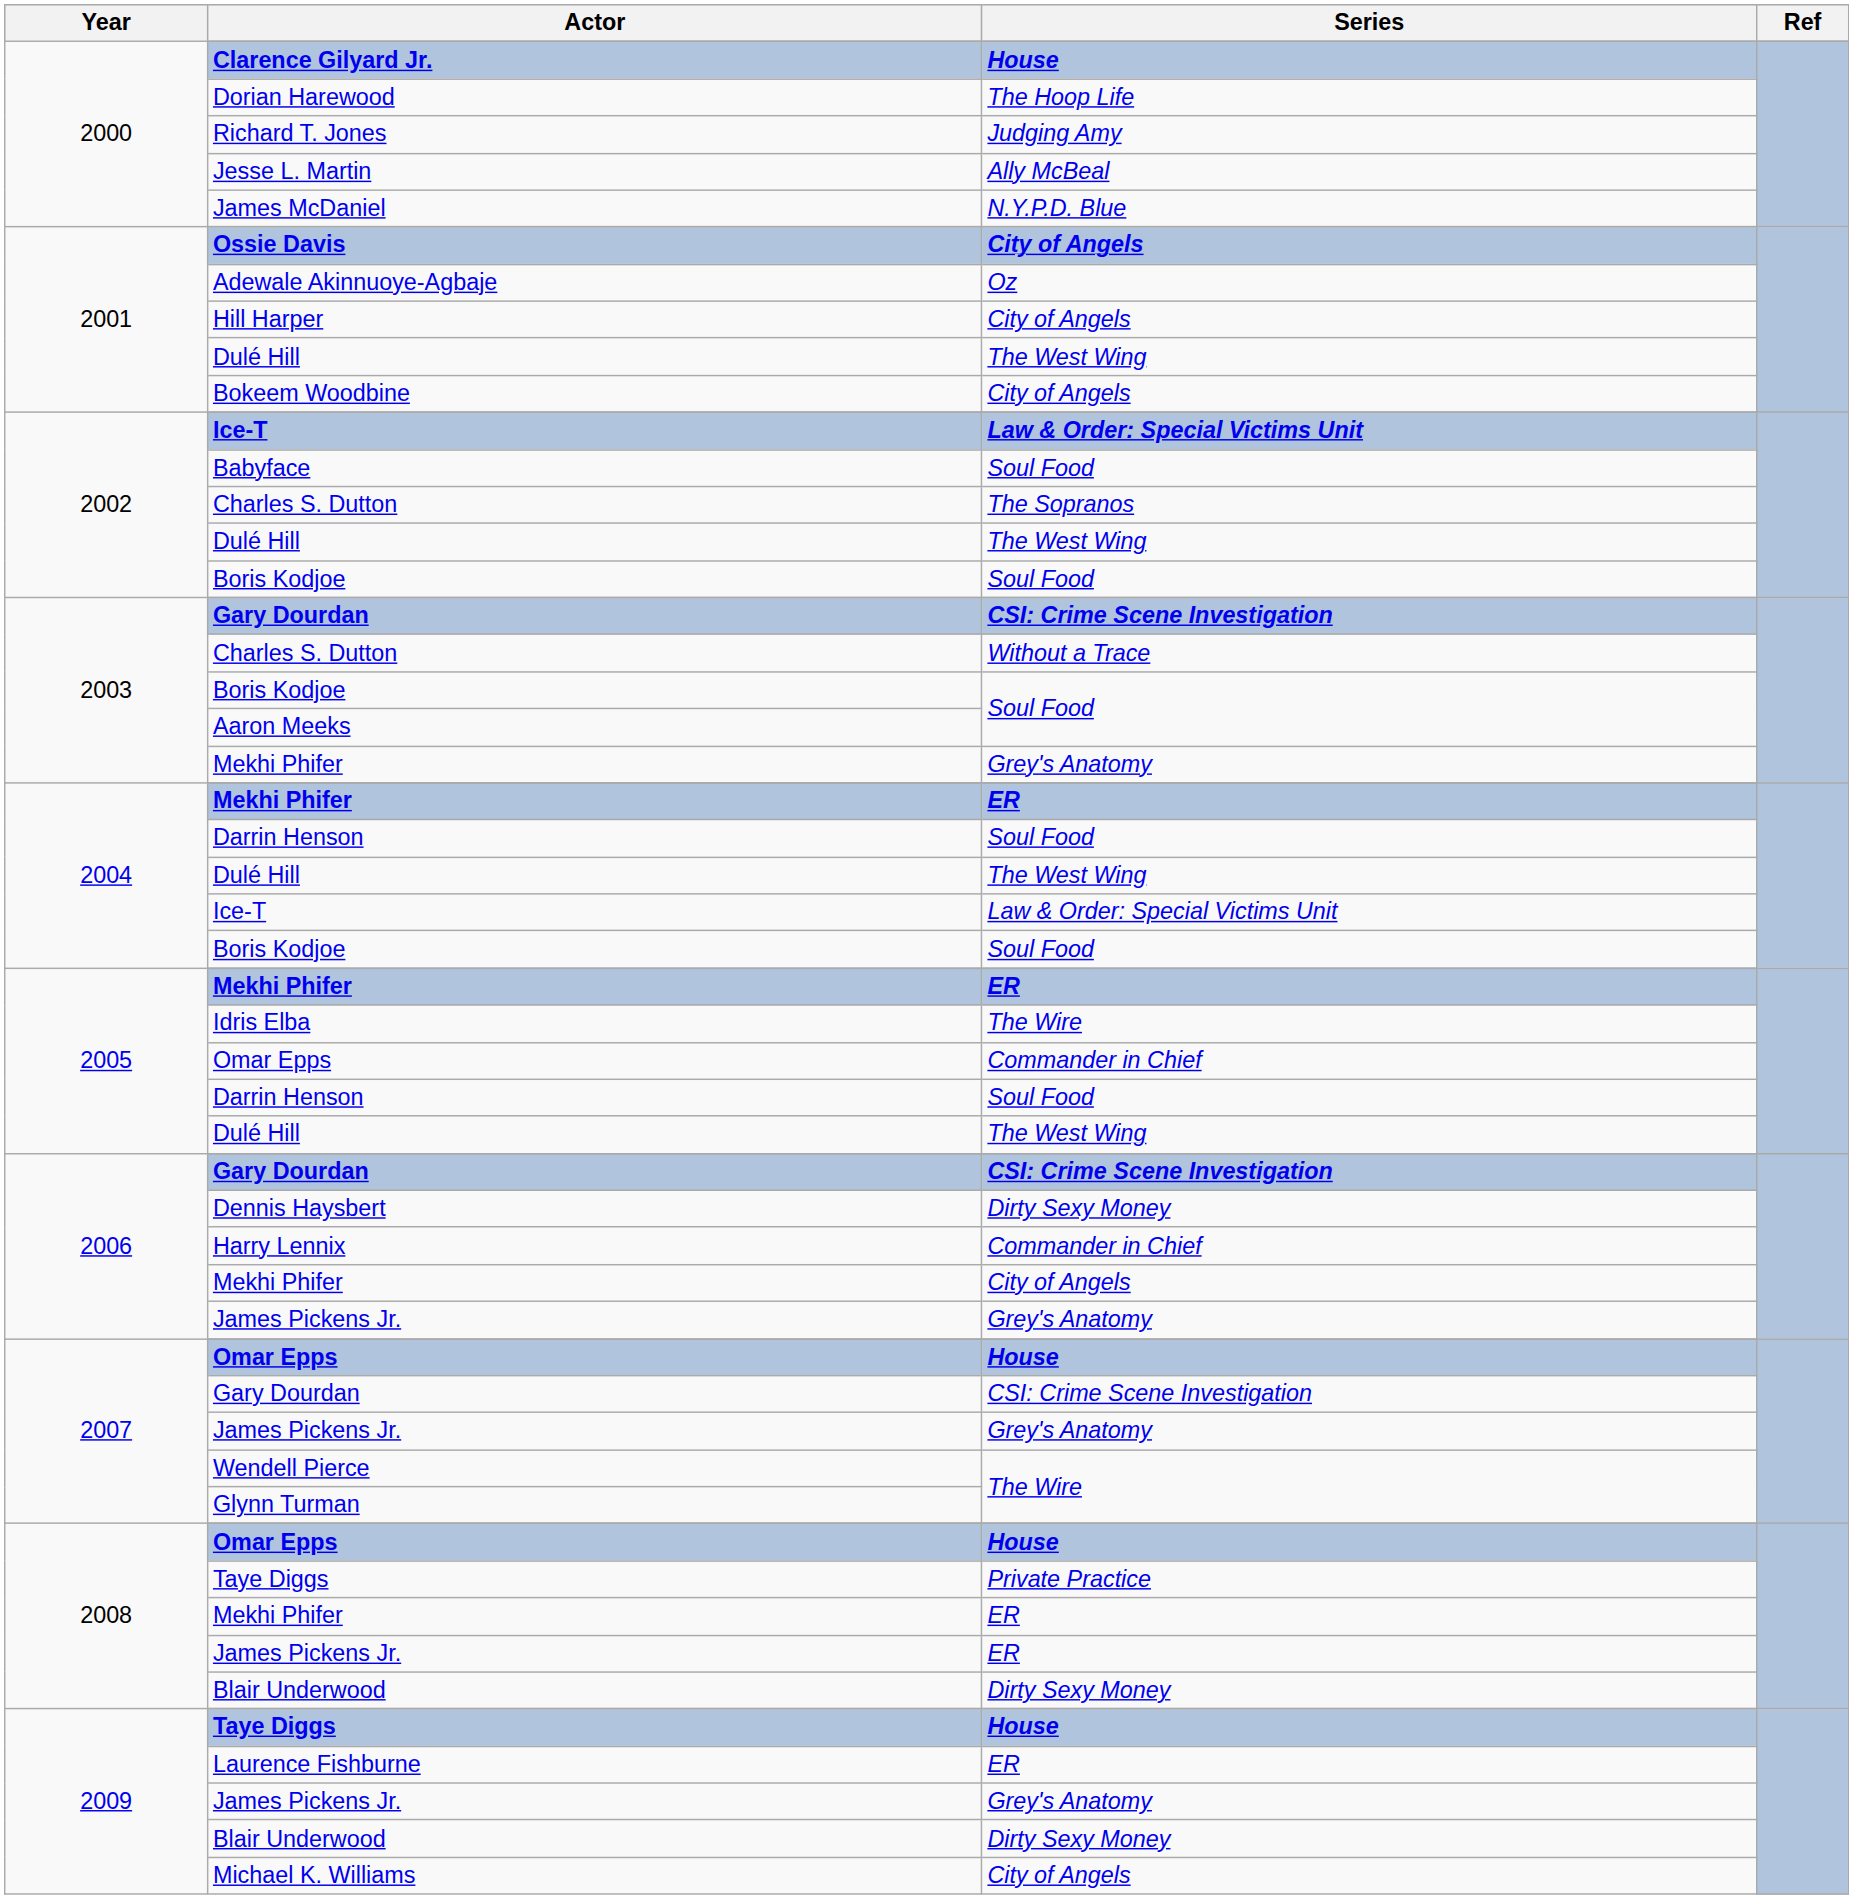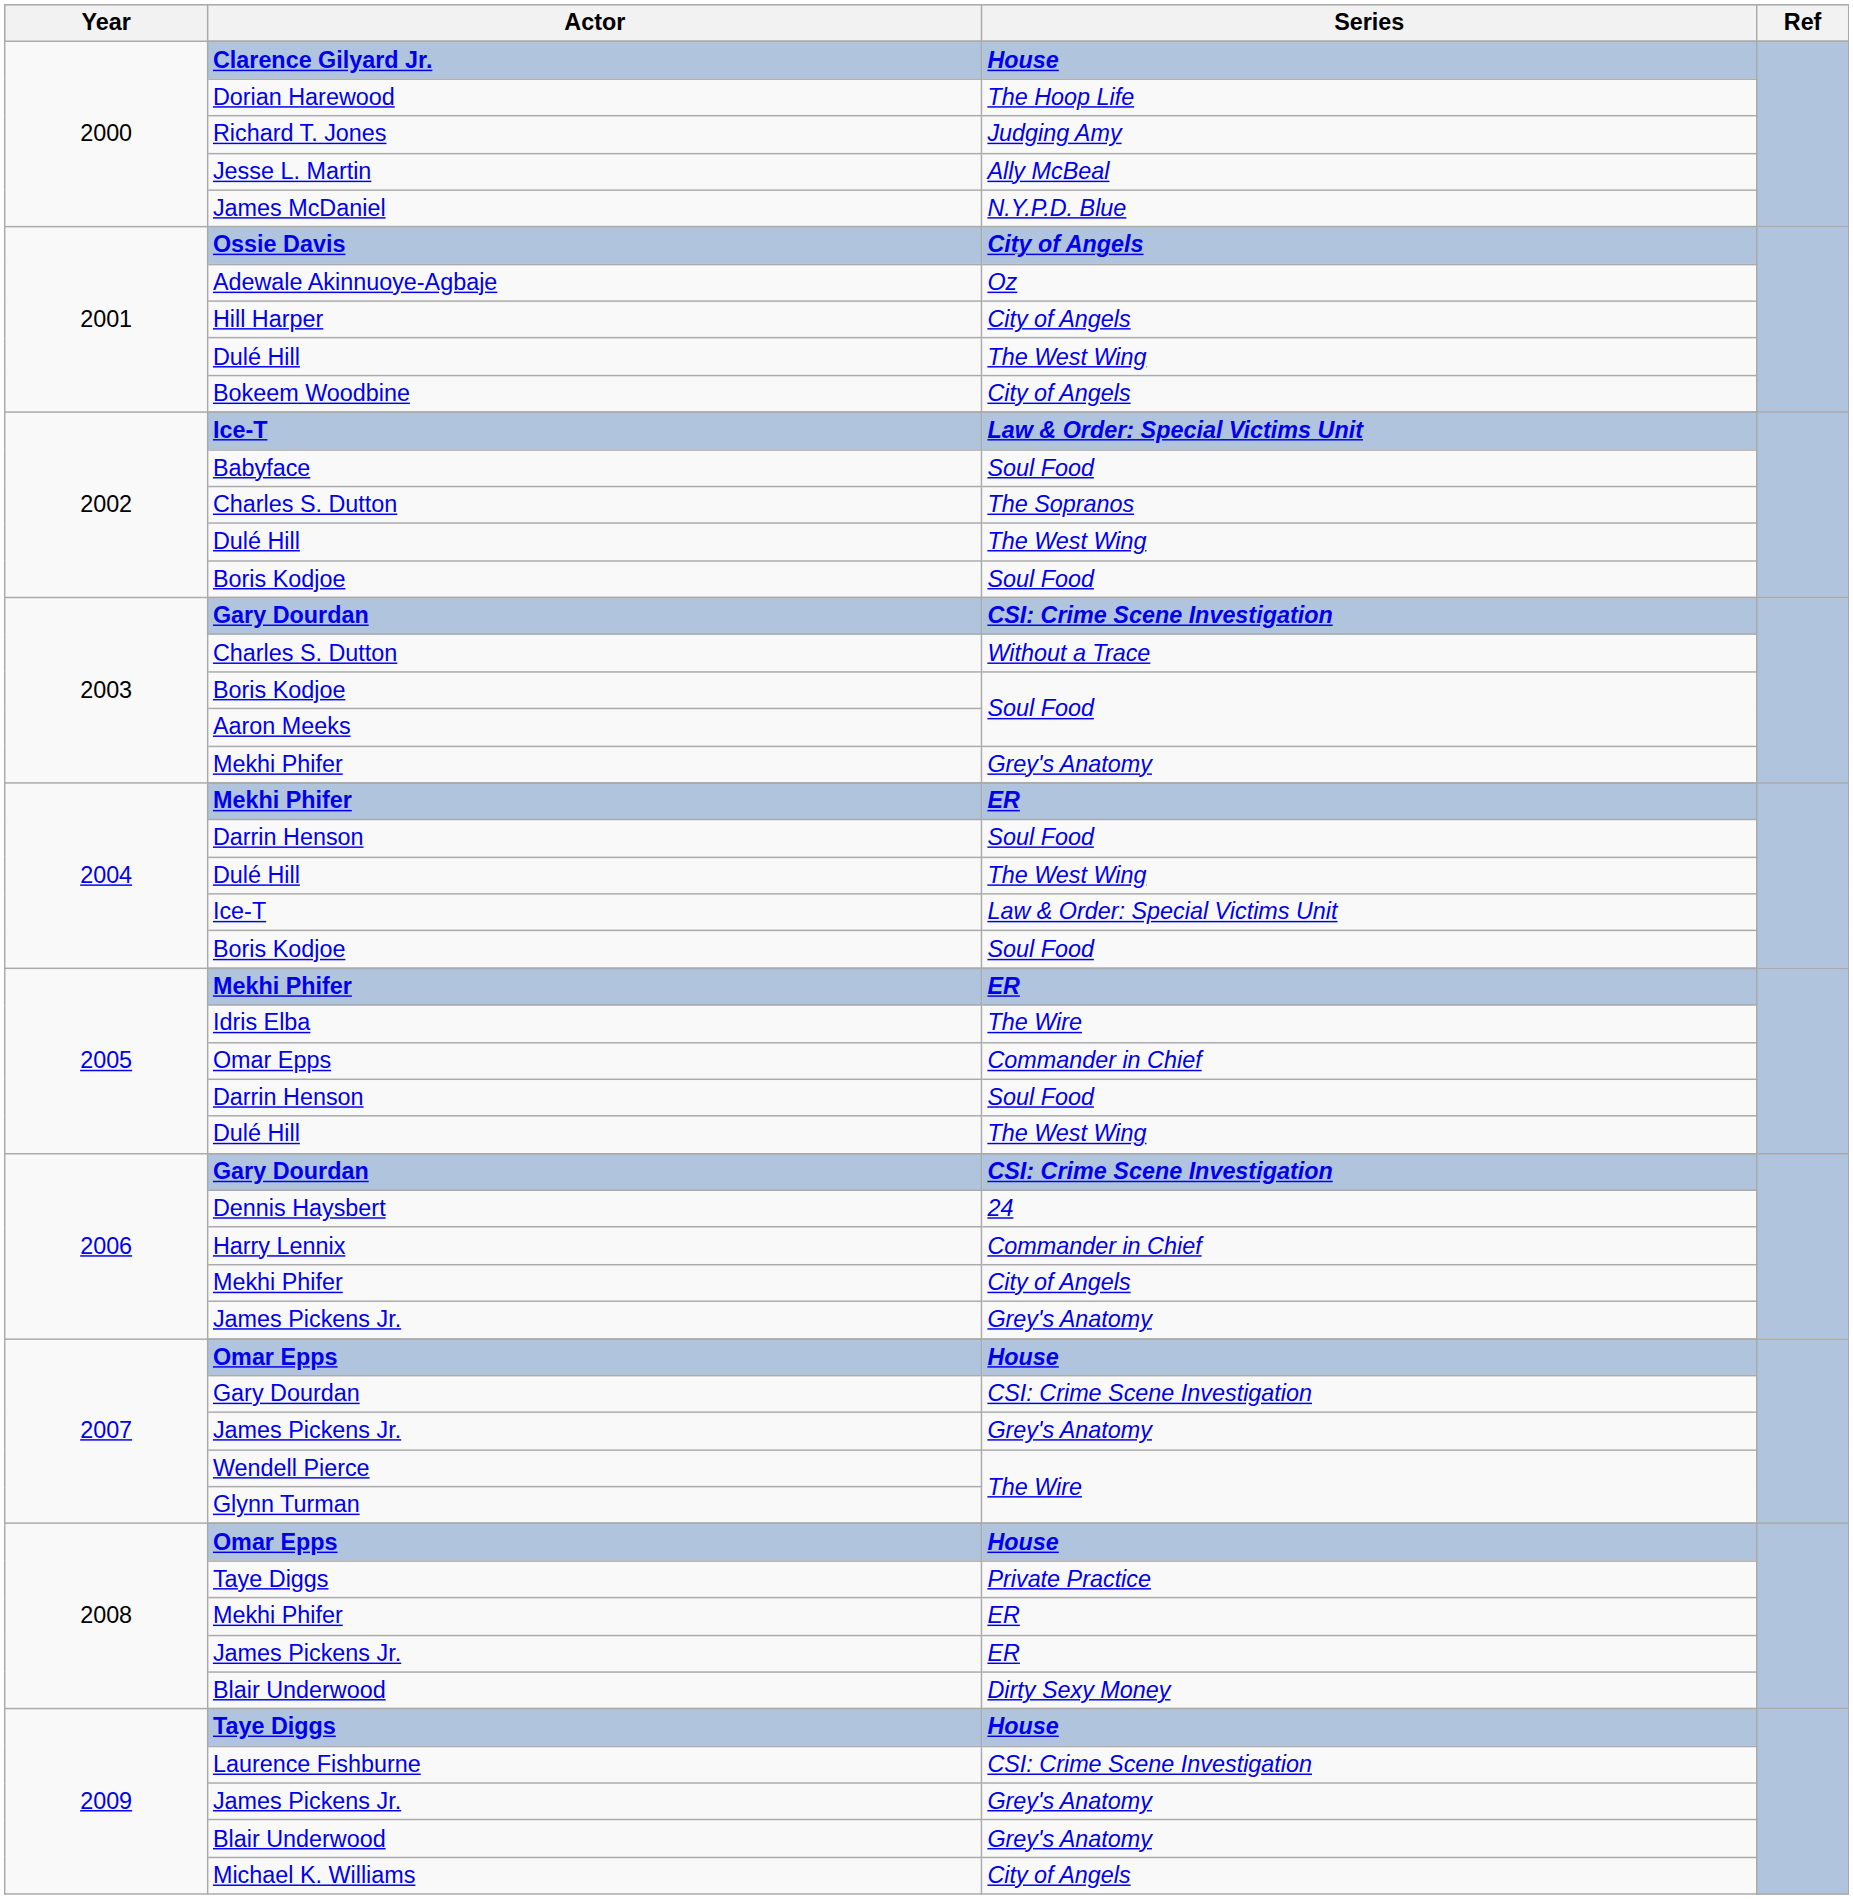(1079, 1208) Dirty Sexy Money -> (1000, 1208) 24
(1004, 1764) ER -> (1150, 1764) CSI: Crime Scene Investigation
(1079, 1838) Dirty Sexy Money -> (1070, 1838) Grey's Anatomy
